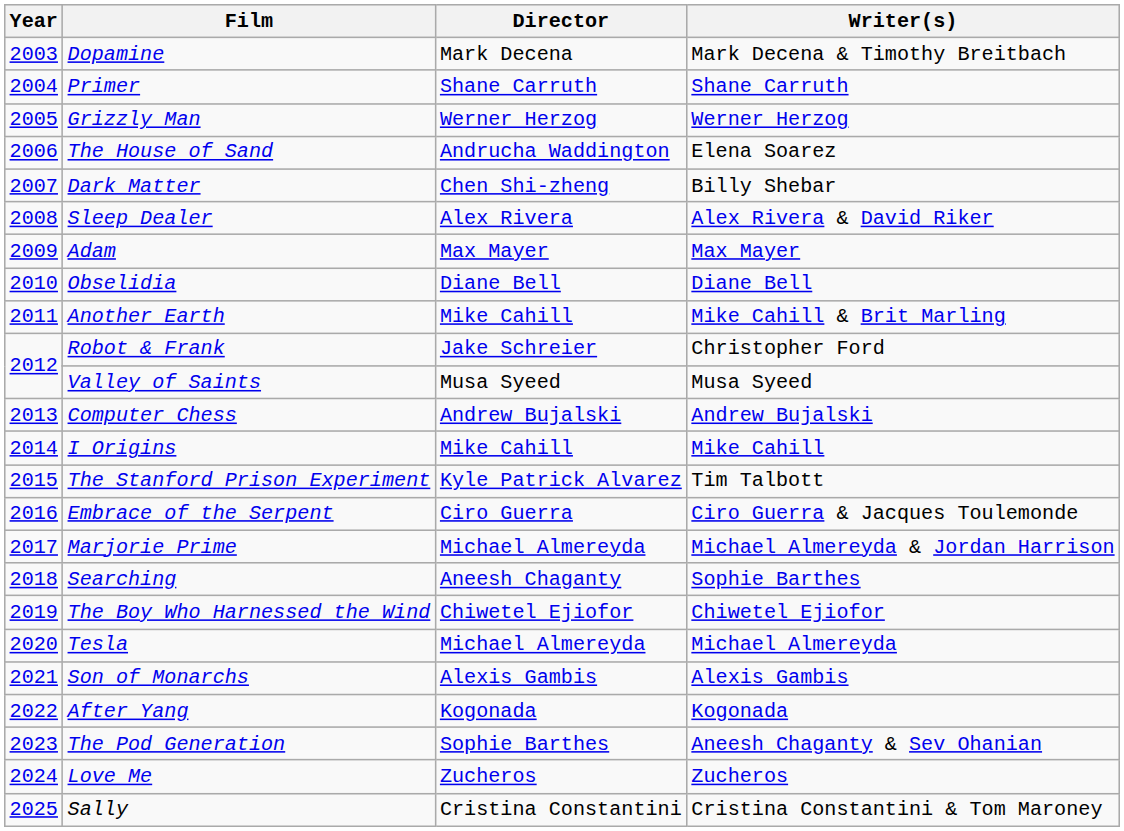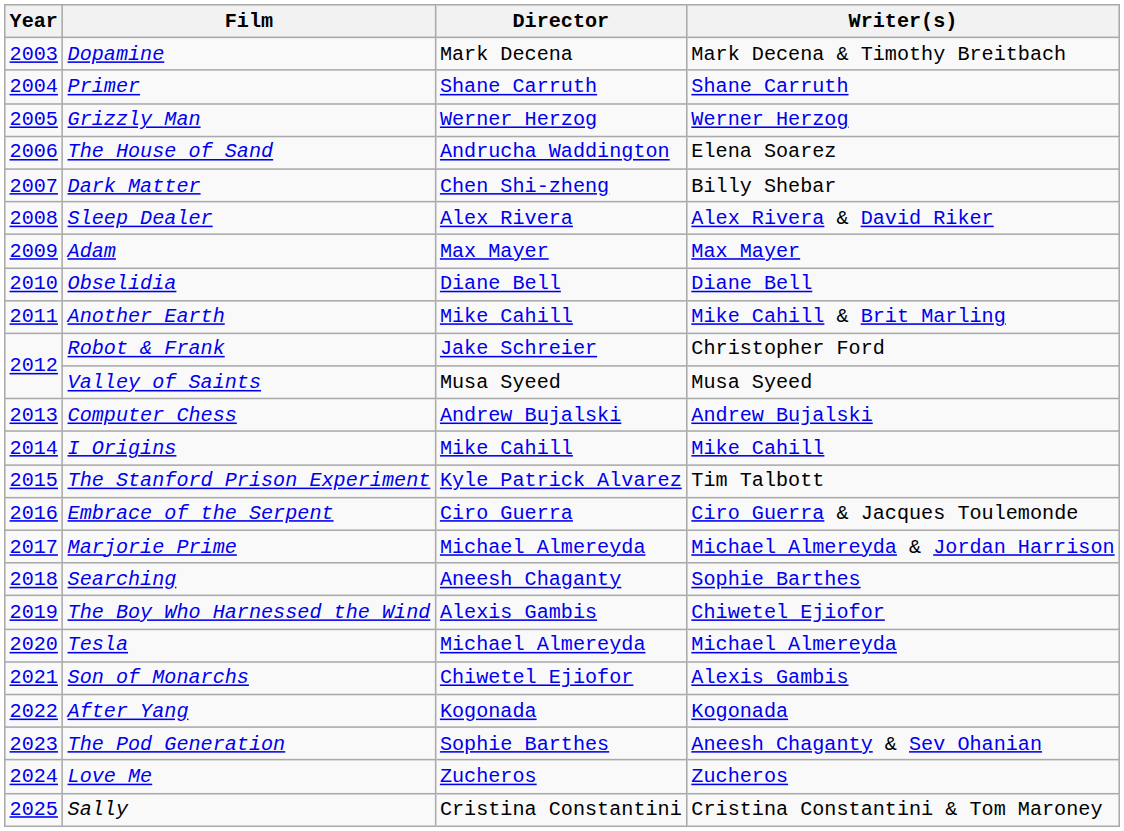(537, 612) Chiwetel Ejiofor -> (519, 612) Alexis Gambis
(519, 678) Alexis Gambis -> (537, 678) Chiwetel Ejiofor
